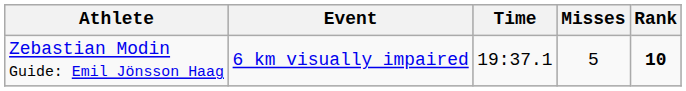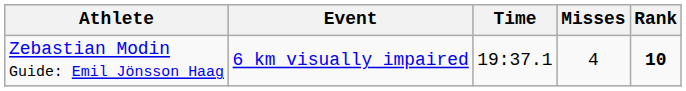(593, 60) 5 -> (593, 60) 4
